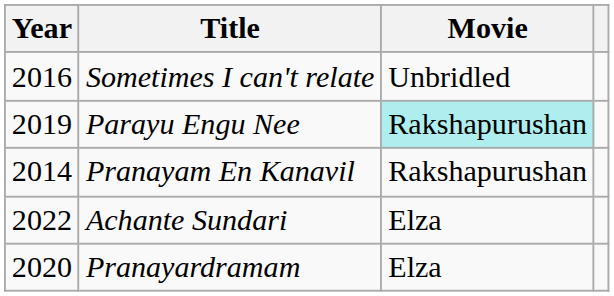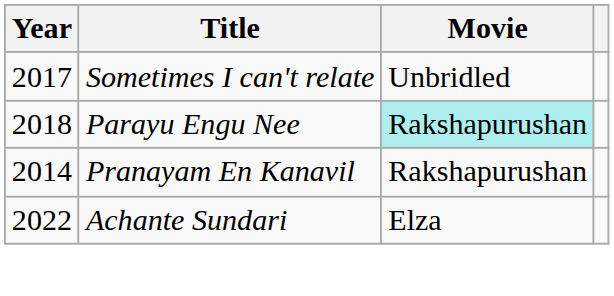(42, 76) 2016 -> (42, 76) 2017
(42, 123) 2019 -> (42, 123) 2018
- row: (193, 266)
